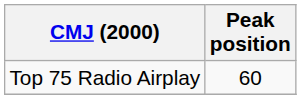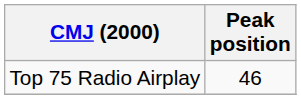(250, 77) 60 -> (250, 77) 46
